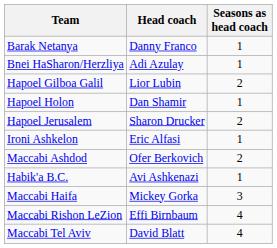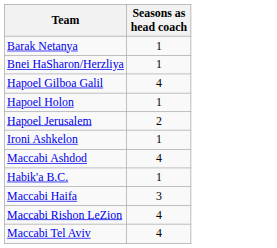- column: (167, 20)
(240, 83) 2 -> (159, 83) 4
(240, 158) 2 -> (159, 158) 4
